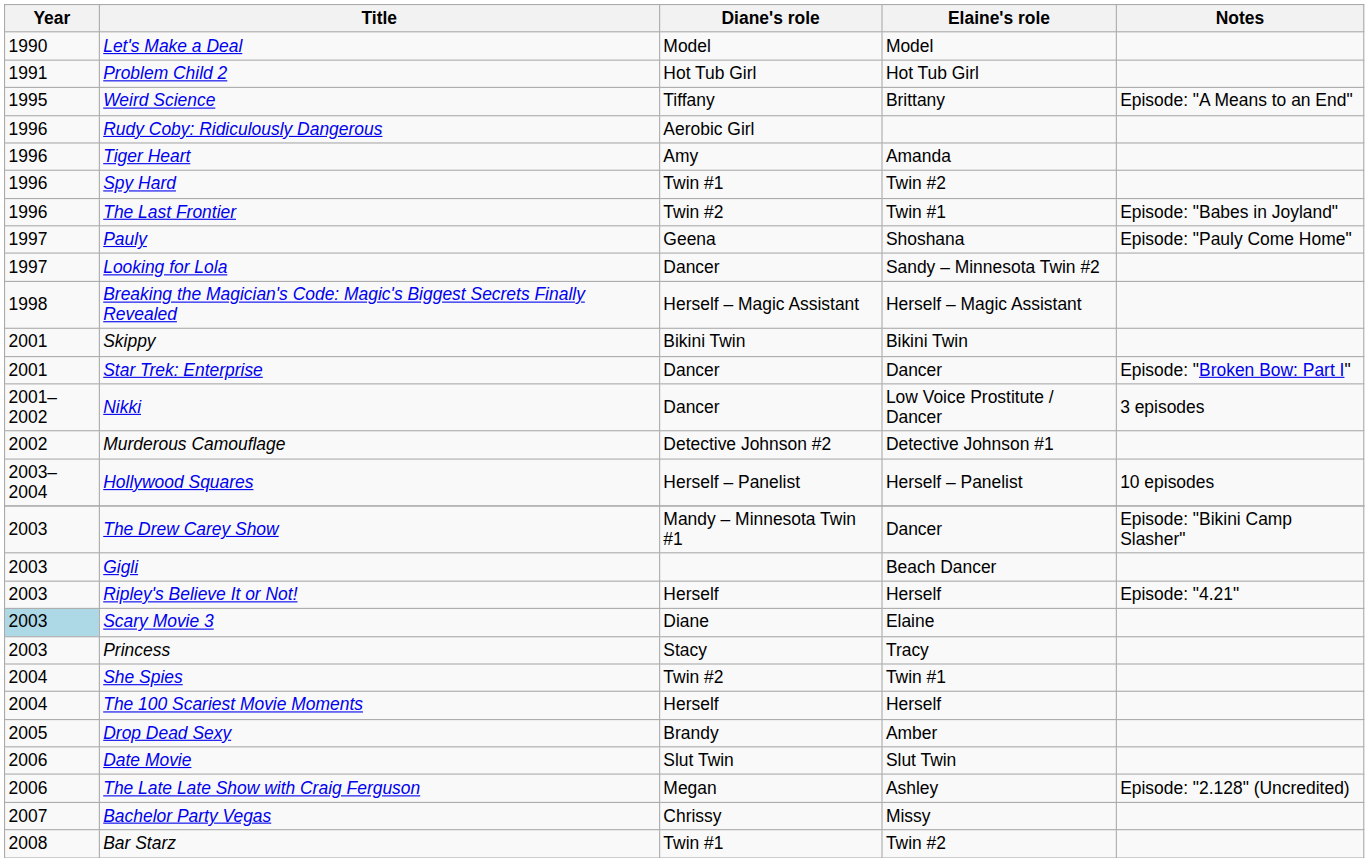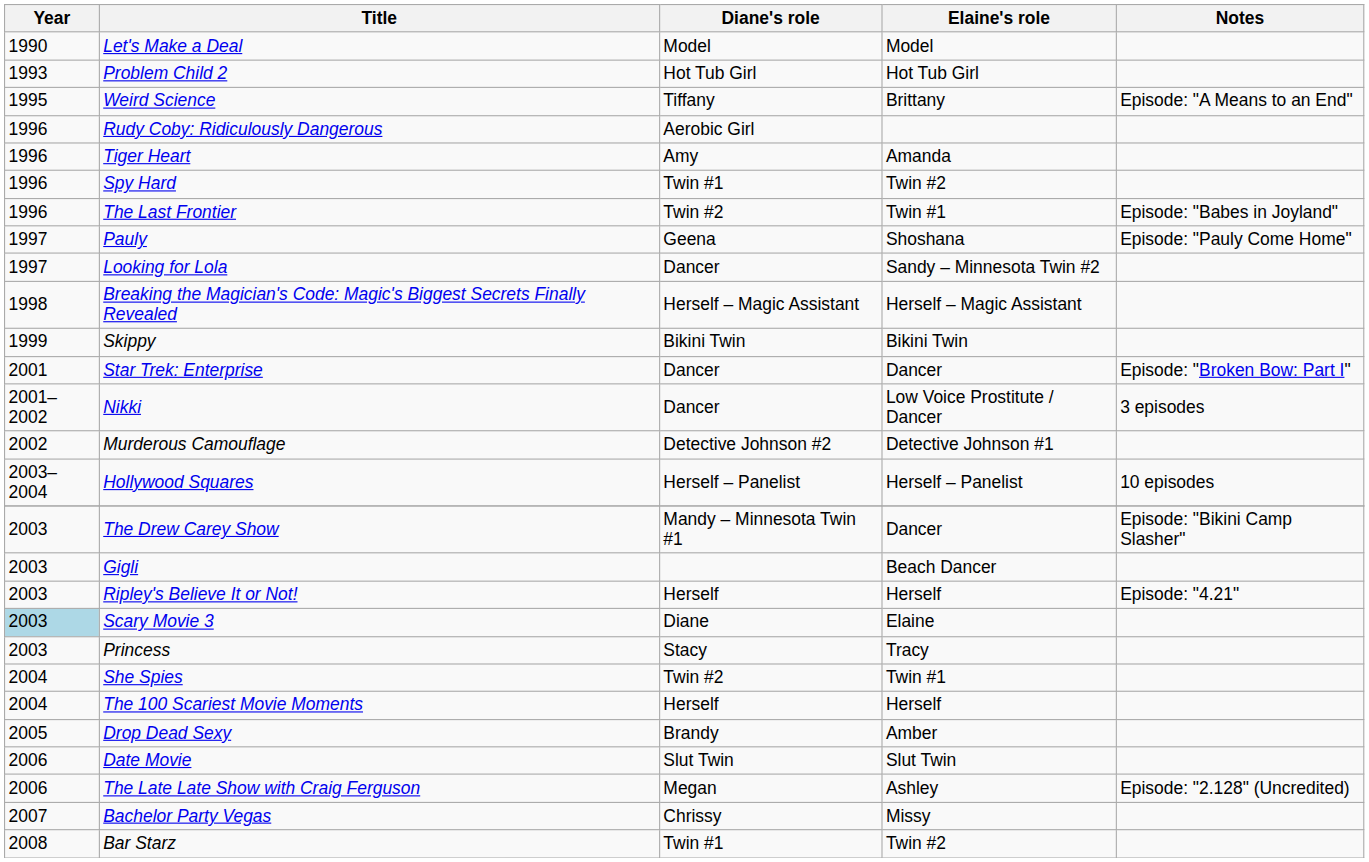(28, 73) 1991 -> (28, 73) 1993
(28, 342) 2001 -> (28, 342) 1999
